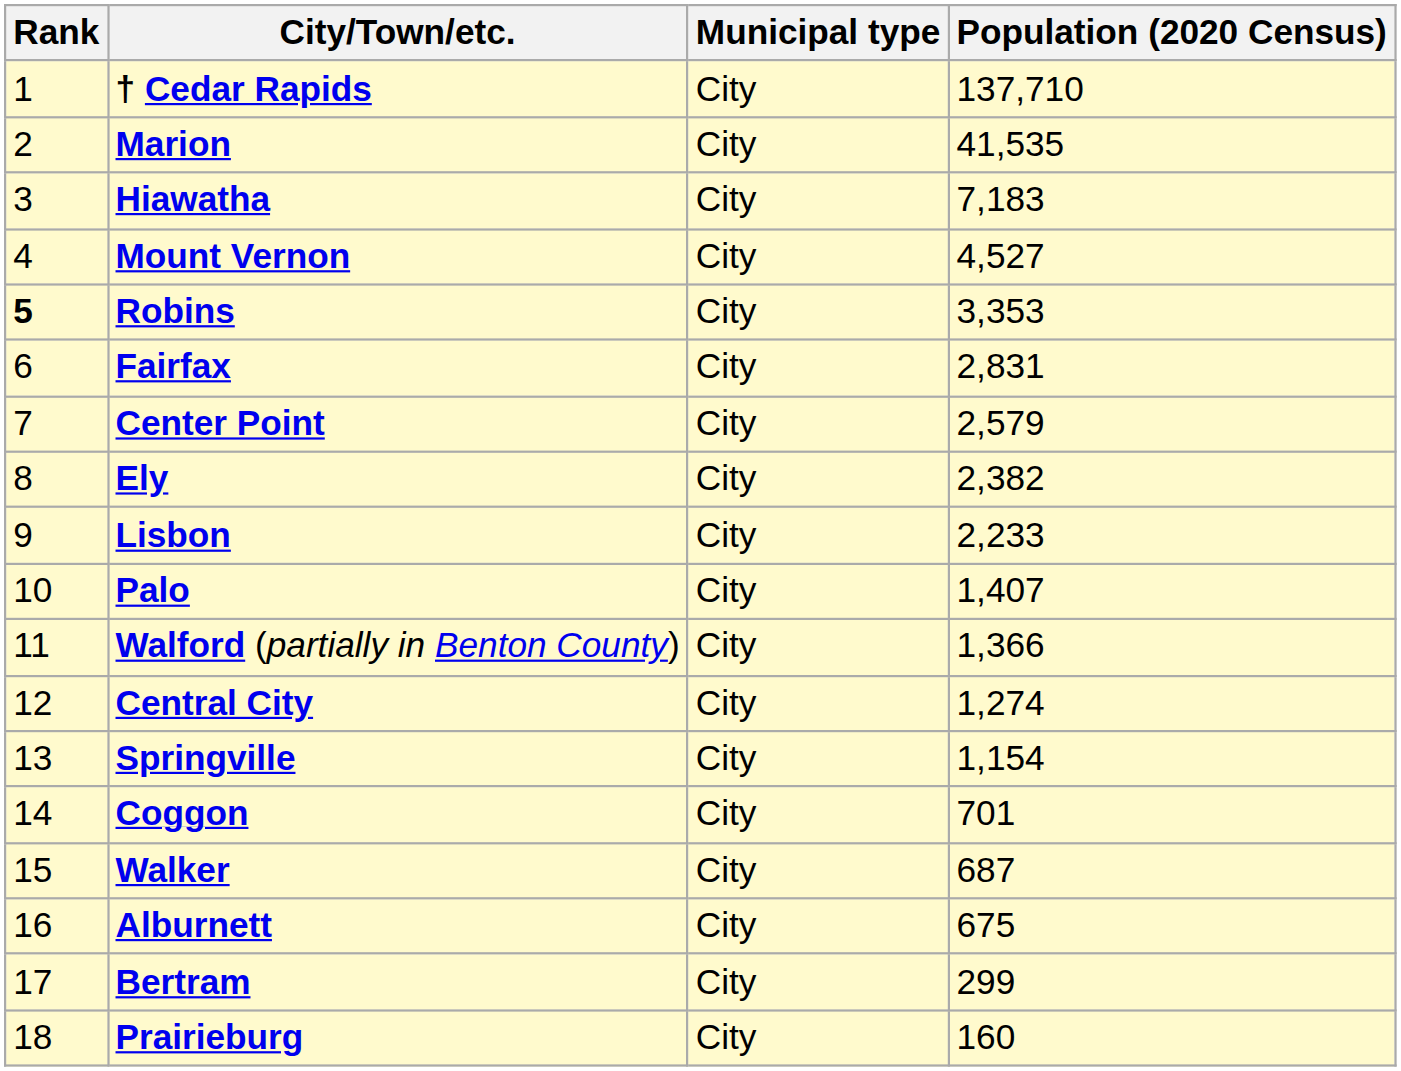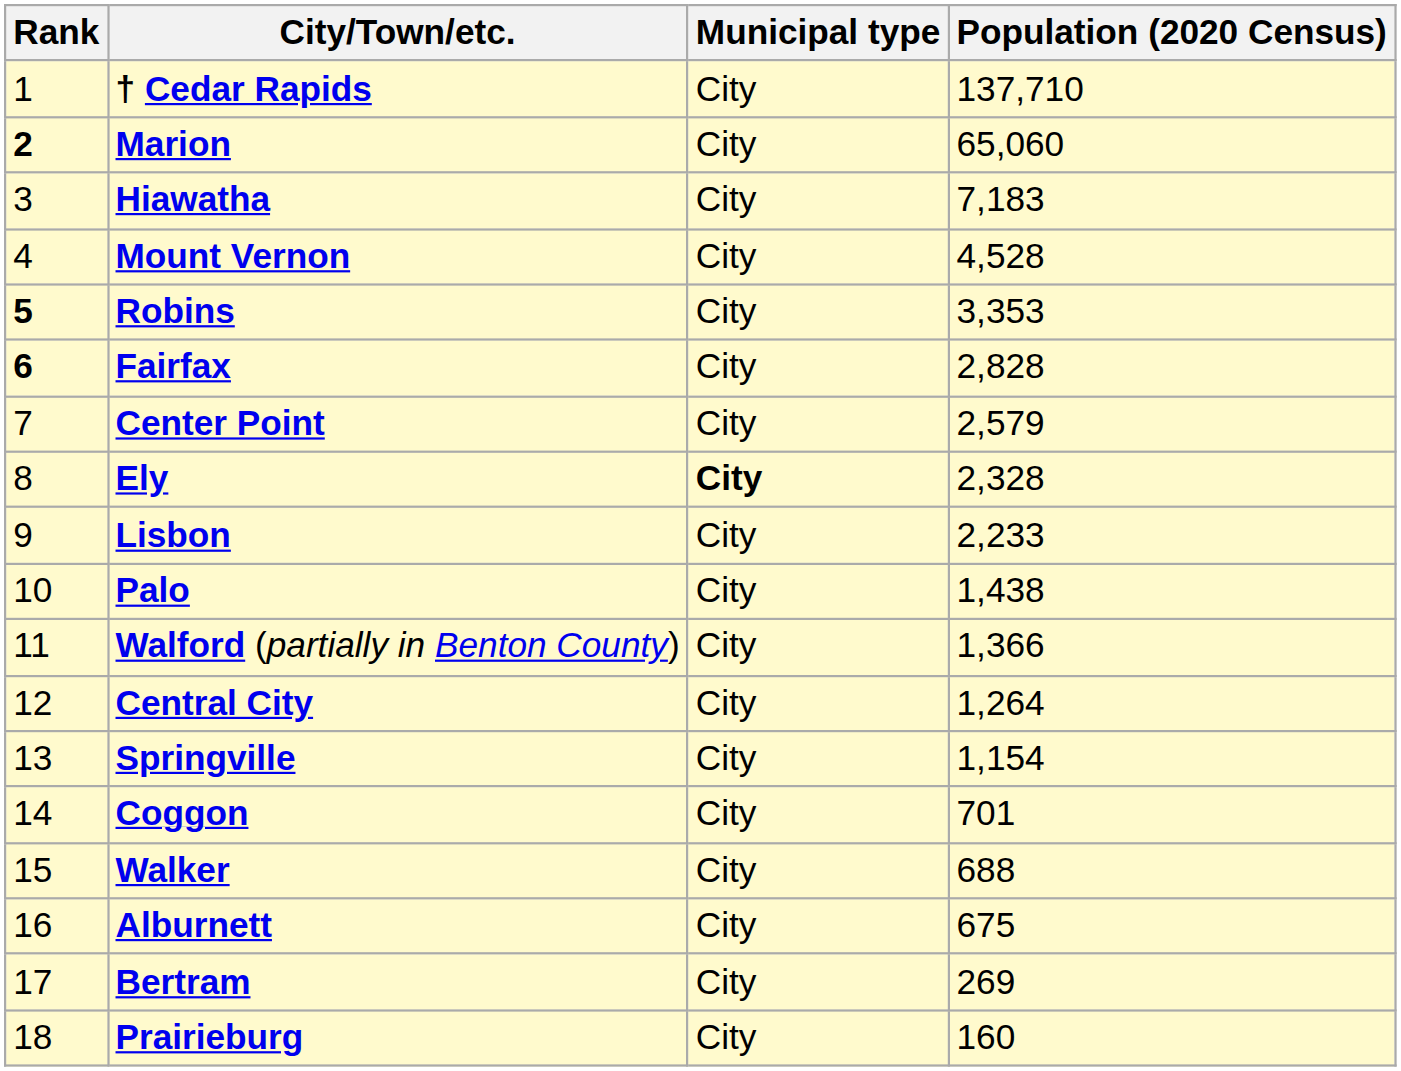(23, 144) normal -> (23, 144) bold
(1010, 144) 41,535 -> (1010, 144) 65,060
(1001, 255) 4,527 -> (1001, 255) 4,528
(23, 367) normal -> (23, 367) bold
(1001, 367) 2,831 -> (1001, 367) 2,828
(726, 479) normal -> (729, 479) bold
(1001, 479) 2,382 -> (1001, 479) 2,328
(1001, 590) 1,407 -> (1001, 590) 1,438
(1001, 702) 1,274 -> (1001, 702) 1,264
(986, 869) 687 -> (986, 869) 688
(986, 981) 299 -> (986, 981) 269
